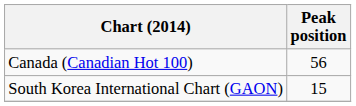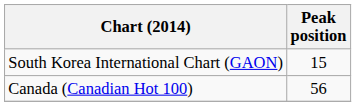rows swapped: (101, 62) <-> (146, 88)
